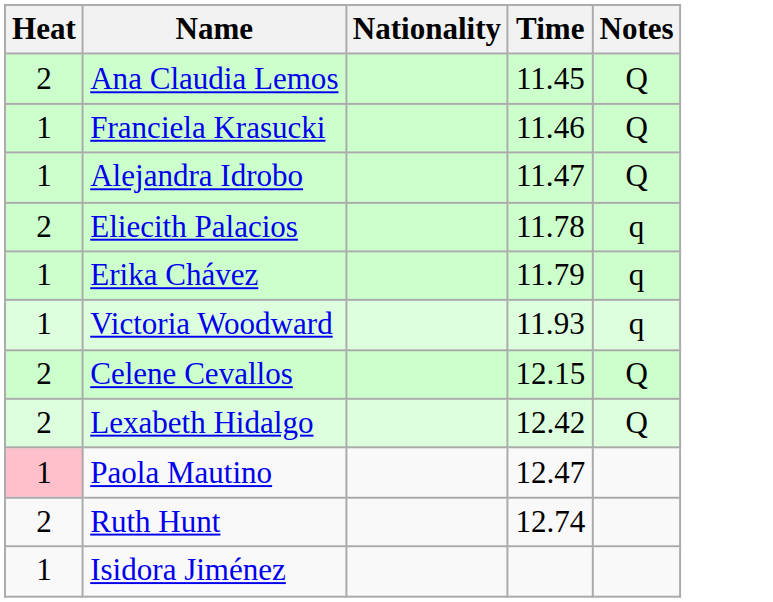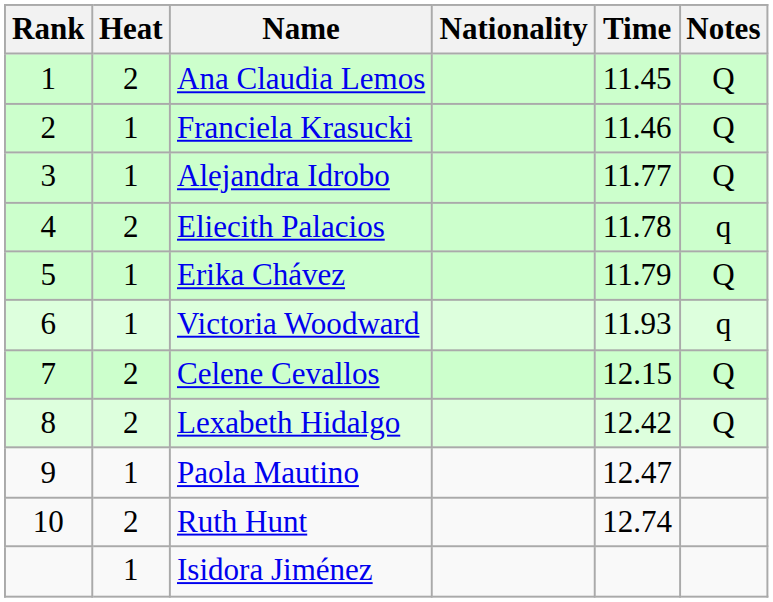+ column: (48, 29)
(550, 176) 11.47 -> (637, 176) 11.77
(637, 275) q -> (723, 275) Q
(44, 472) pink background -> (131, 472) no background
